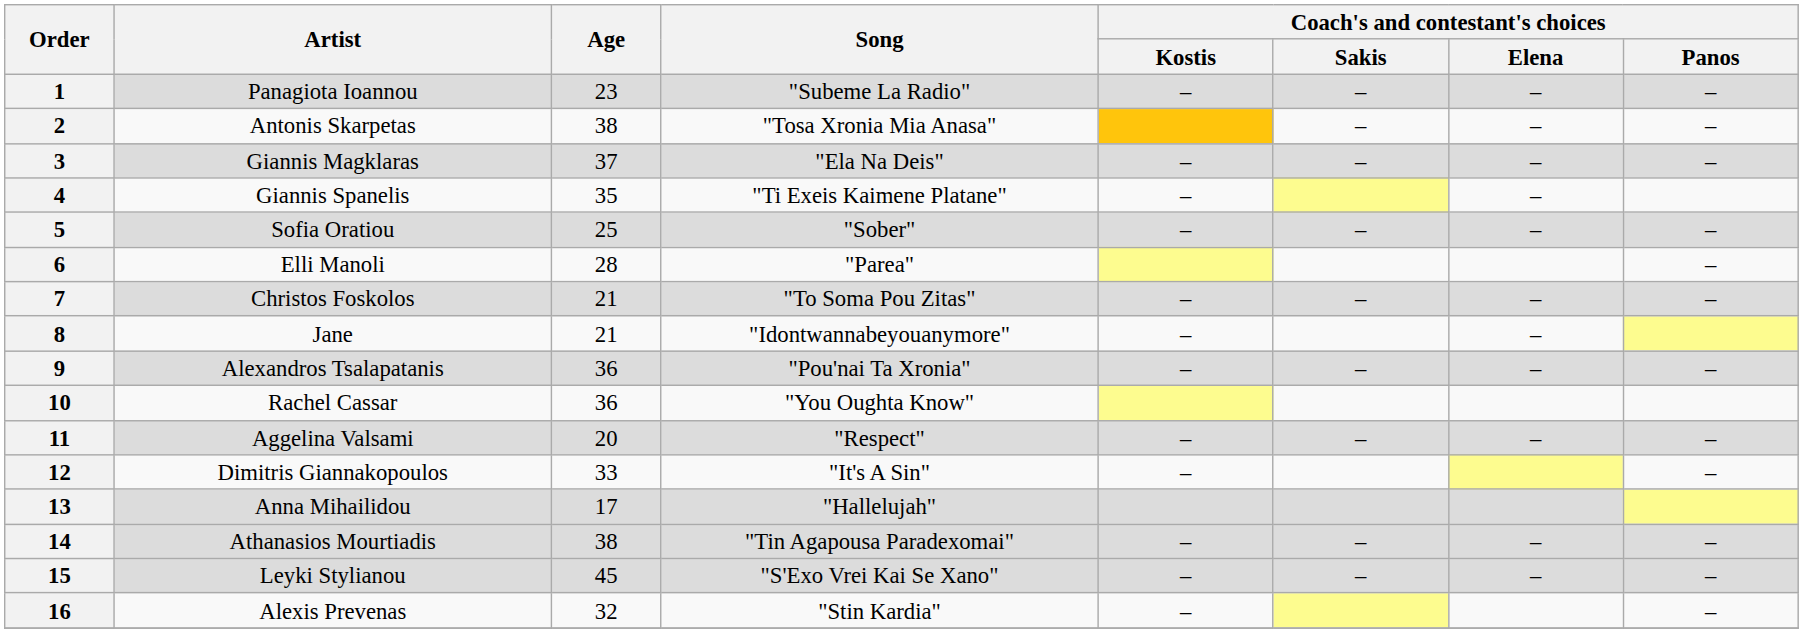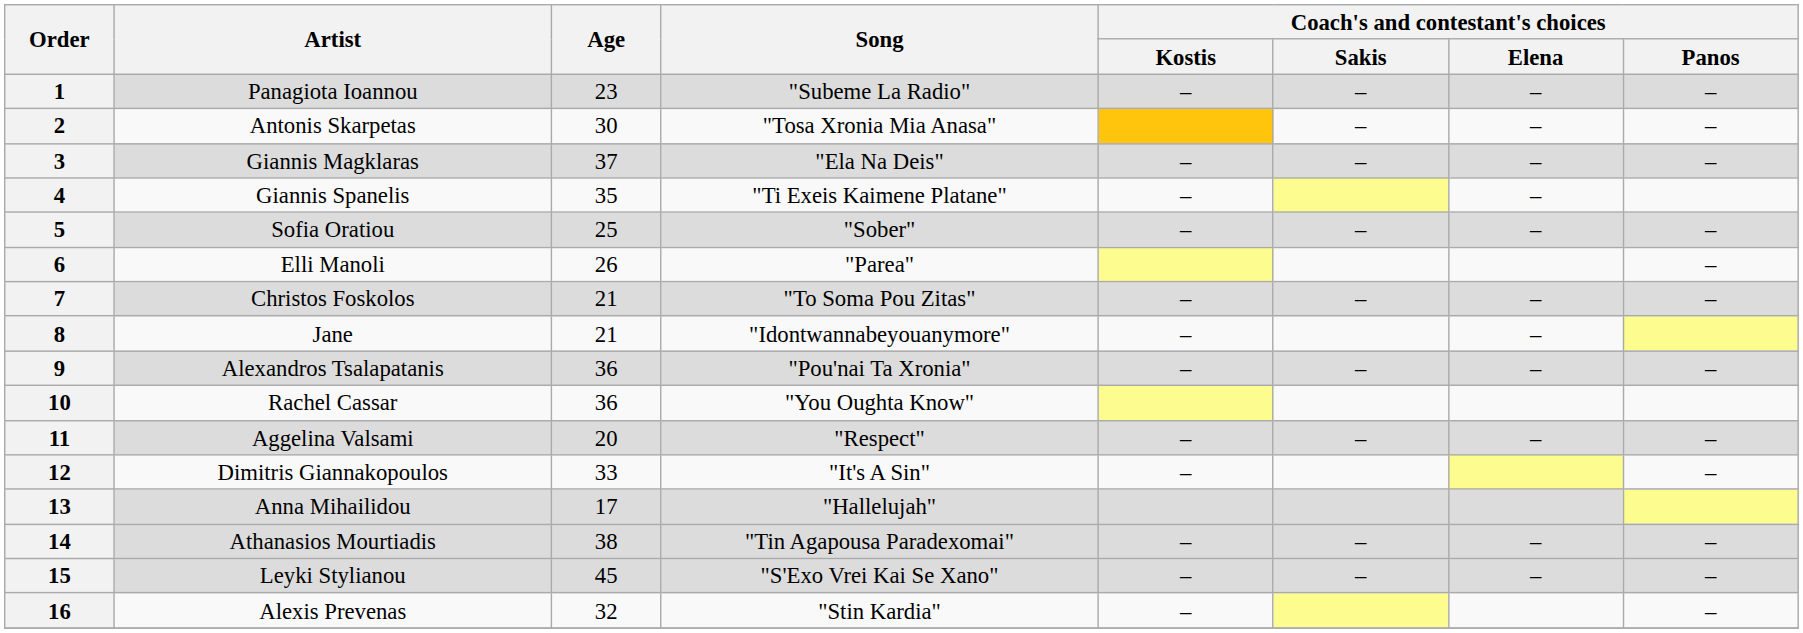(606, 126) 38 -> (606, 126) 30
(606, 264) 28 -> (606, 264) 26
